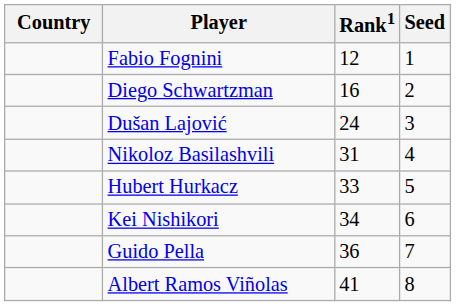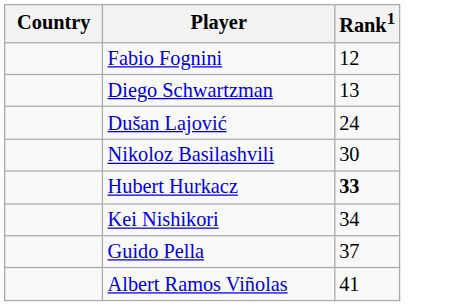- column: (425, 23)
(349, 90) 16 -> (349, 90) 13
(349, 155) 31 -> (349, 155) 30
(349, 187) normal -> (349, 187) bold
(349, 251) 36 -> (349, 251) 37
